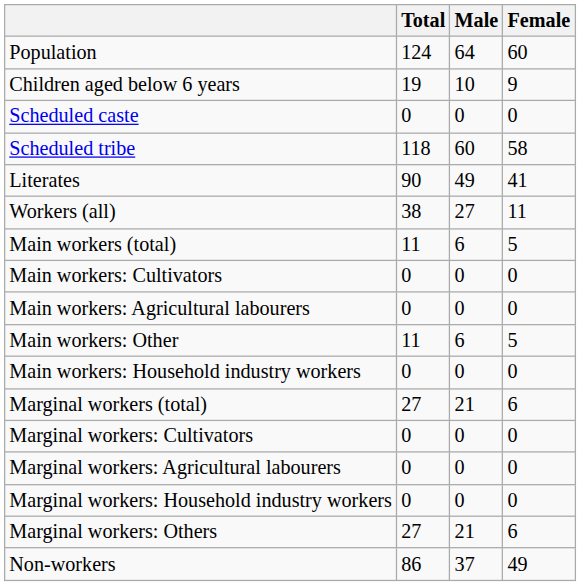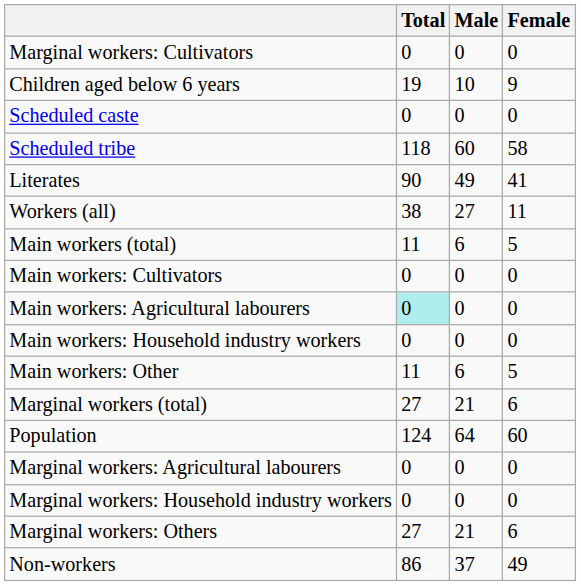rows swapped: (53, 52) <-> (131, 436)
(406, 308) no background -> (406, 308) paleturquoise background
rows swapped: (185, 372) <-> (94, 340)
